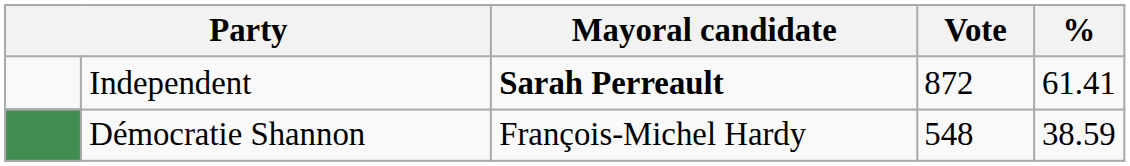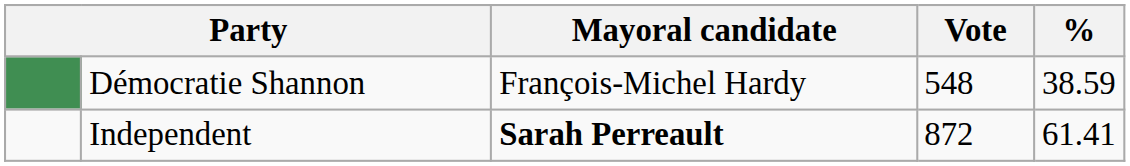rows swapped: (170, 82) <-> (227, 134)
